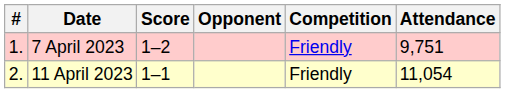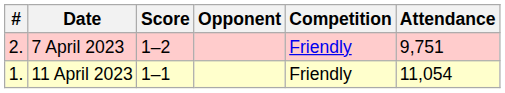(16, 47) 1. -> (16, 47) 2.
(16, 74) 2. -> (16, 74) 1.
